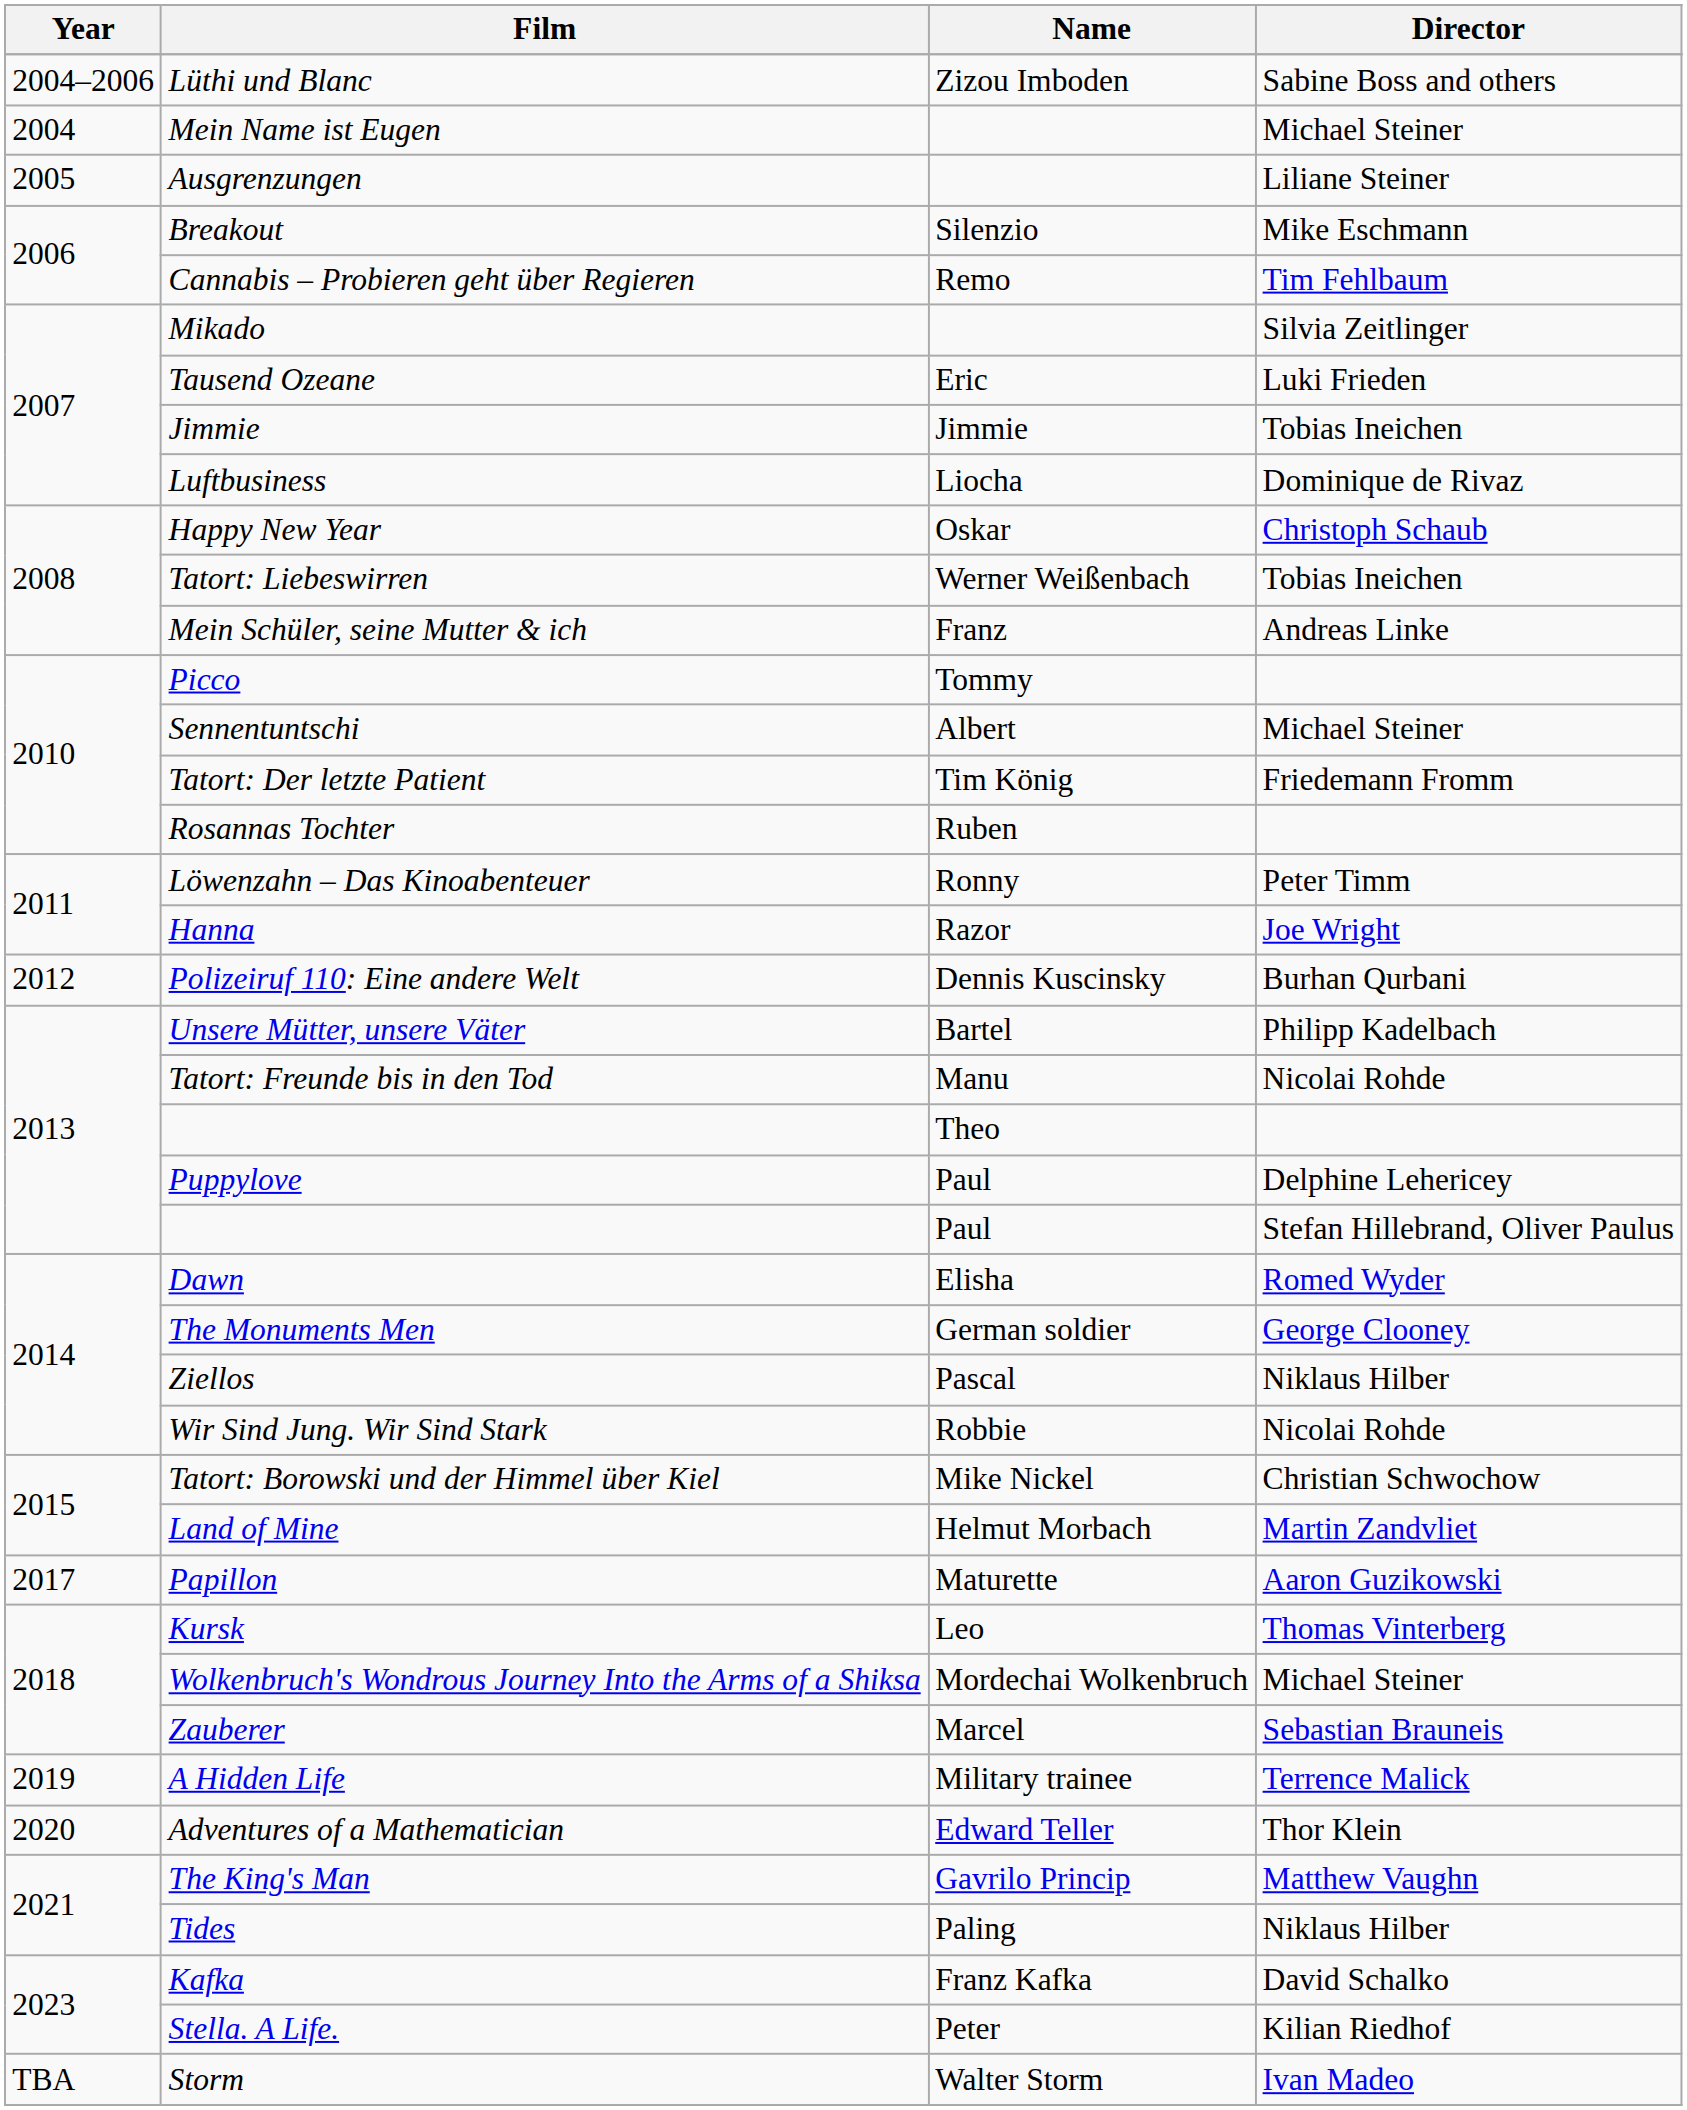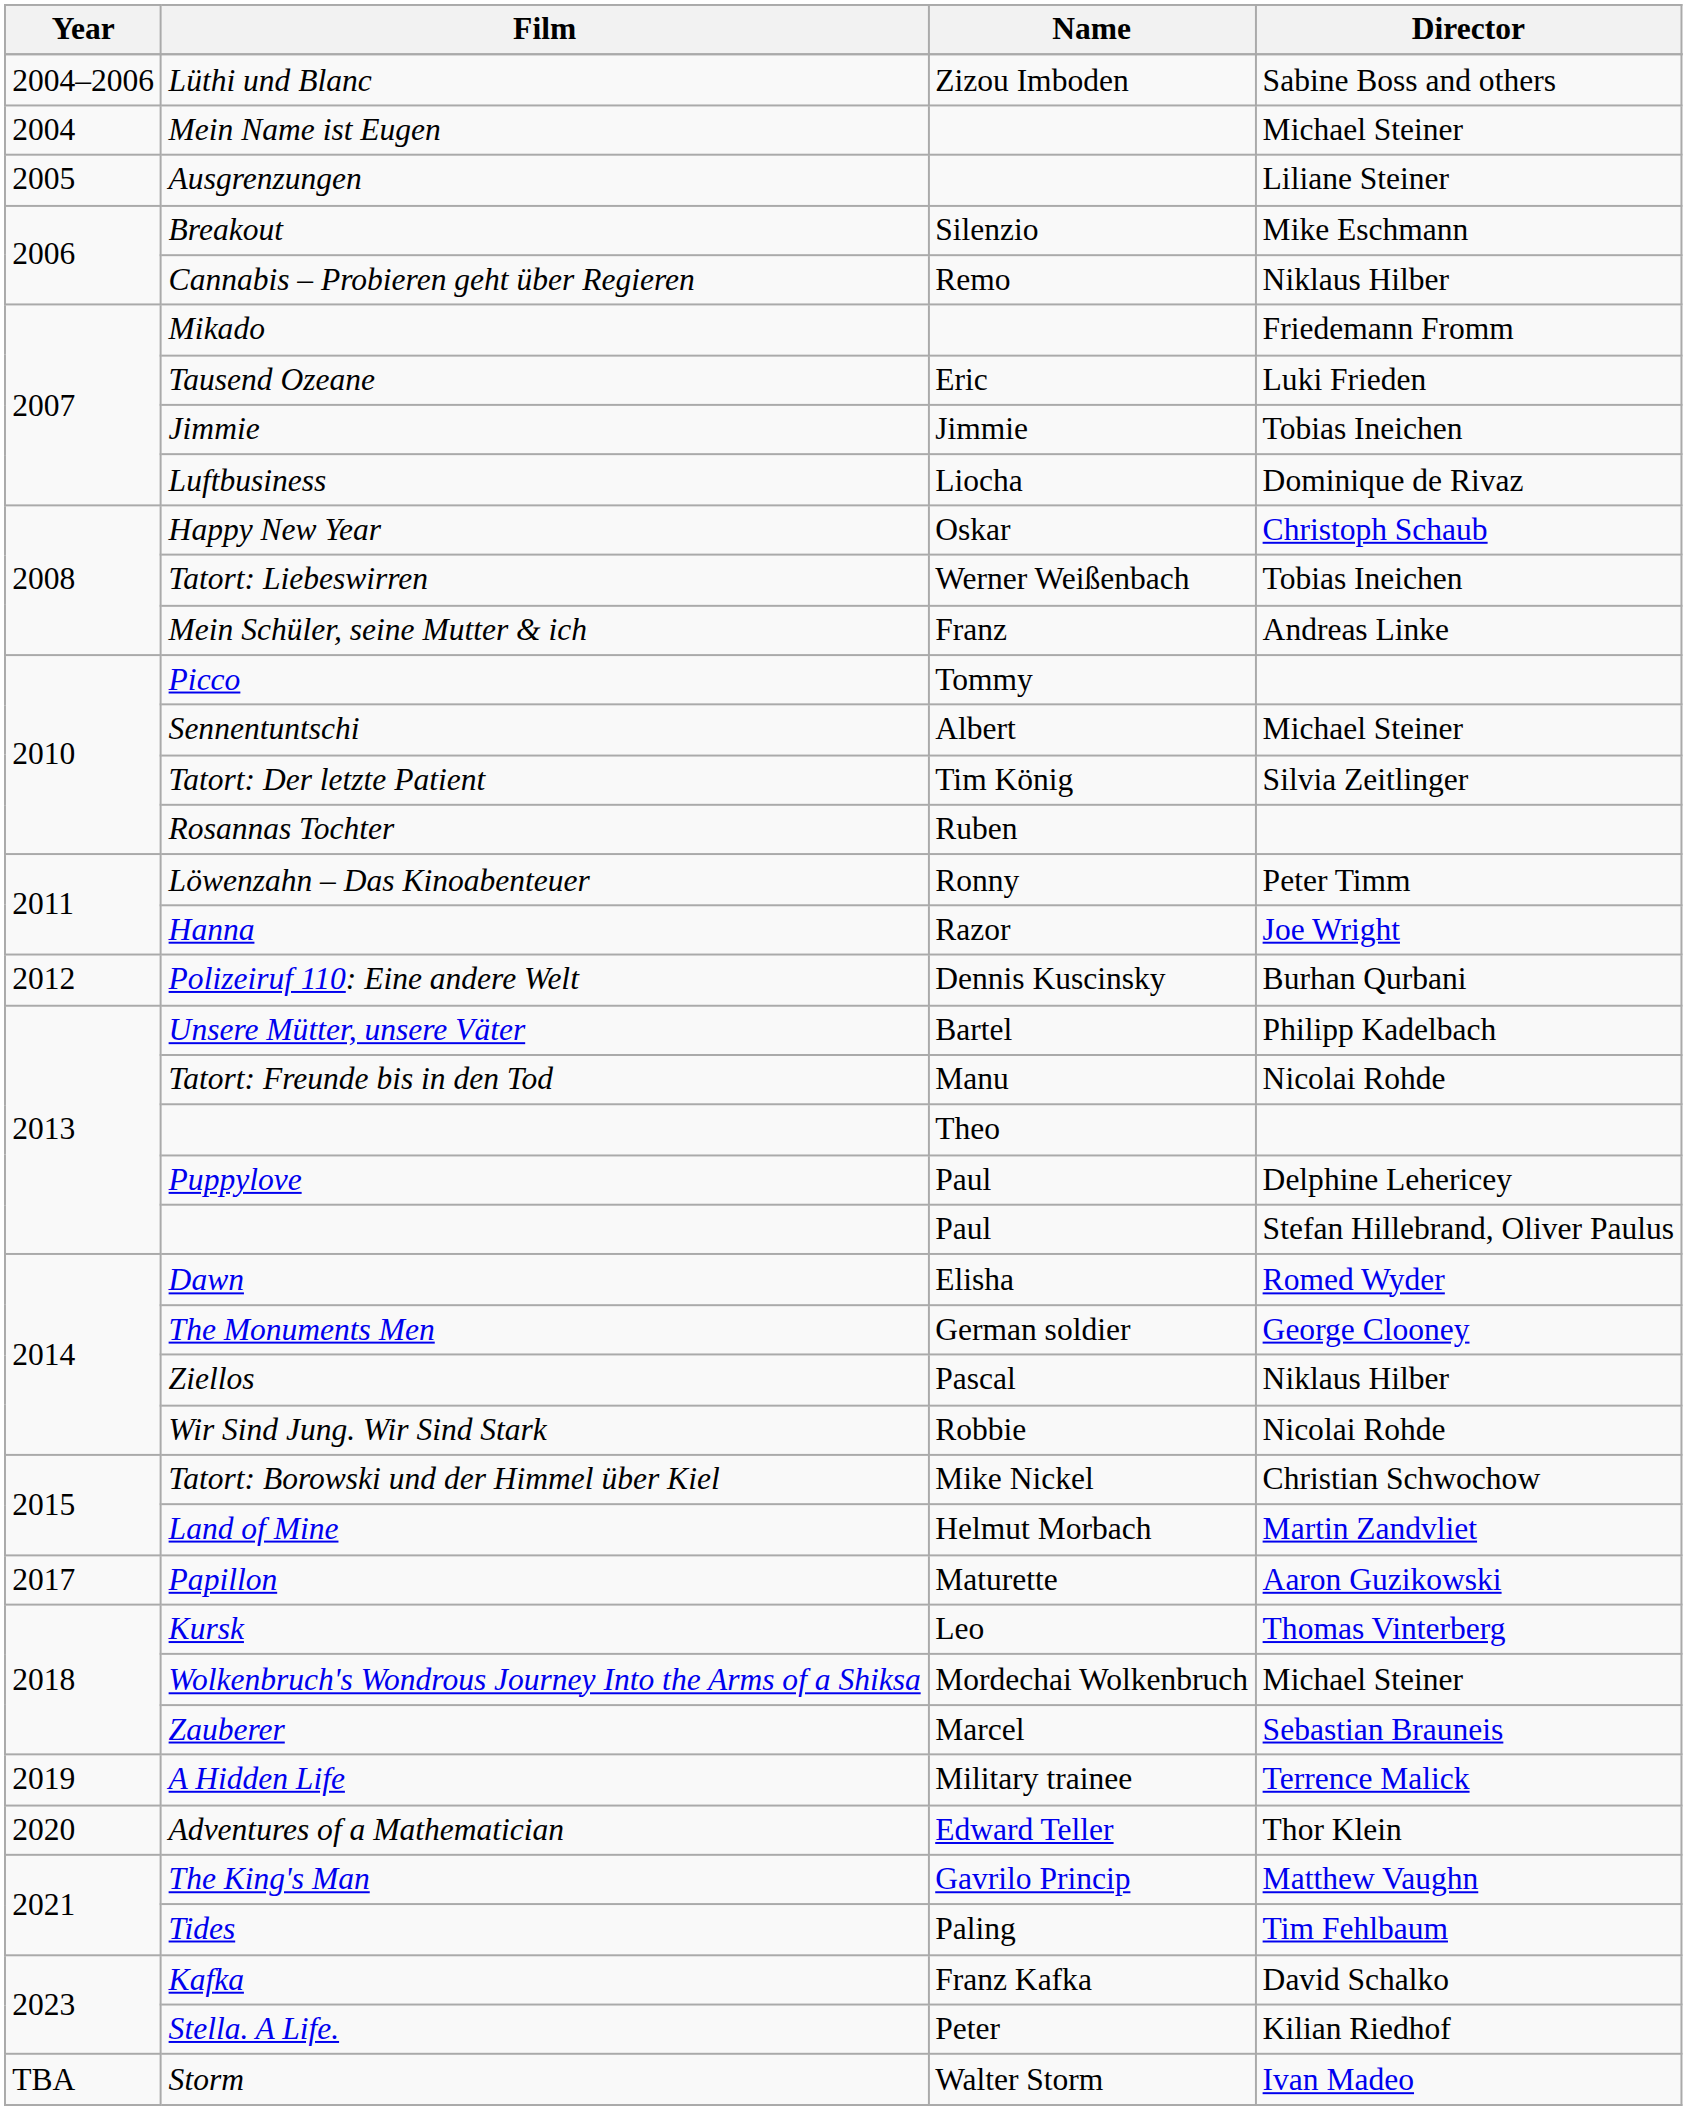(1355, 279) Tim Fehlbaum -> (1356, 279) Niklaus Hilber
(1365, 329) Silvia Zeitlinger -> (1388, 329) Friedemann Fromm
(1388, 779) Friedemann Fromm -> (1365, 779) Silvia Zeitlinger
(1356, 1929) Niklaus Hilber -> (1355, 1929) Tim Fehlbaum
